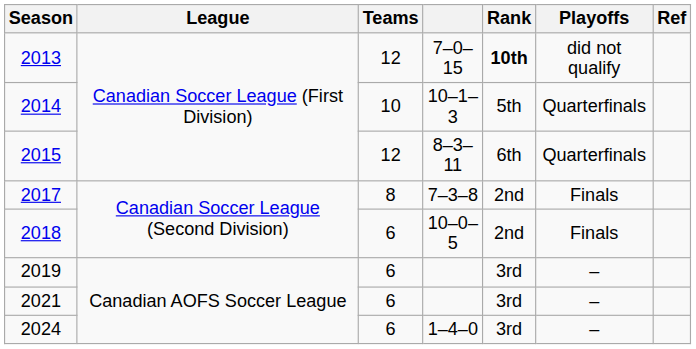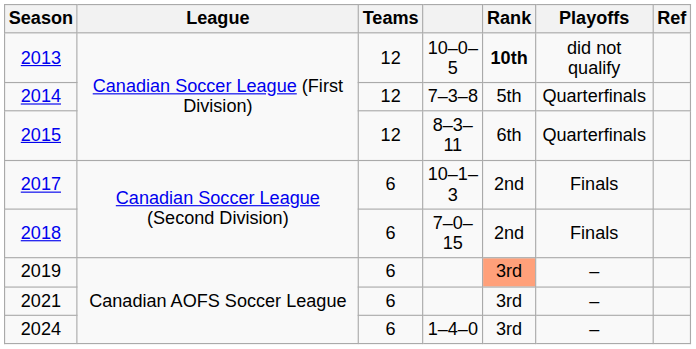(453, 57) 7–0–15 -> (453, 57) 10–0–5
(391, 106) 10 -> (391, 96) 12
(453, 106) 10–1–3 -> (453, 96) 7–3–8
(391, 194) 8 -> (391, 184) 6
(453, 194) 7–3–8 -> (453, 184) 10–1–3
(453, 233) 10–0–5 -> (453, 233) 7–0–15
(509, 272) no background -> (509, 272) lightsalmon background
